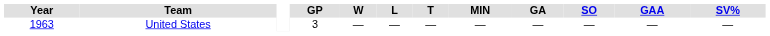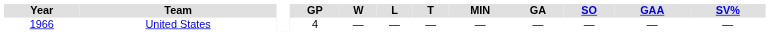(42, 24) 1963 -> (42, 24) 1966
(315, 24) 3 -> (315, 24) 4
